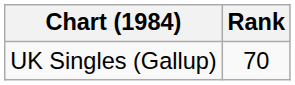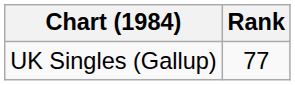(256, 60) 70 -> (256, 60) 77
